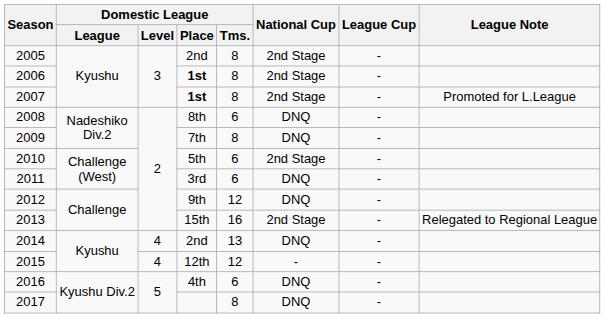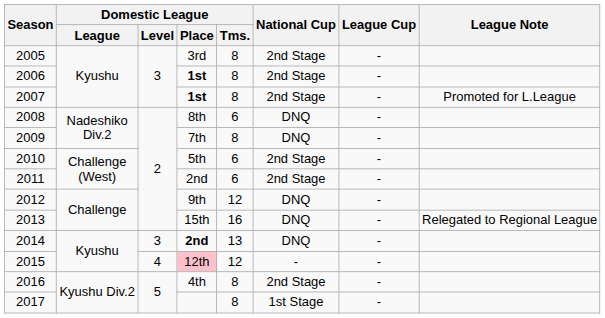(197, 55) 2nd -> (197, 55) 3rd
(197, 179) 3rd -> (197, 179) 2nd
(296, 179) DNQ -> (296, 179) 2nd Stage
(296, 220) 2nd Stage -> (296, 220) DNQ
(157, 240) 4 -> (157, 240) 3
(197, 240) normal -> (197, 240) bold
(197, 261) no background -> (197, 261) pink background
(235, 281) 6 -> (235, 281) 8
(296, 281) DNQ -> (296, 281) 2nd Stage
(296, 302) DNQ -> (296, 302) 1st Stage
